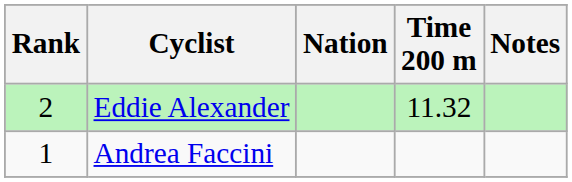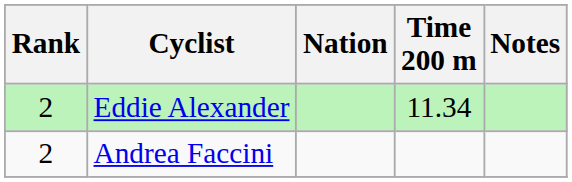(439, 107) 11.32 -> (439, 107) 11.34
(46, 153) 1 -> (46, 153) 2
